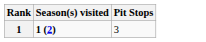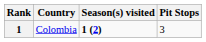+ column: (56, 12)
